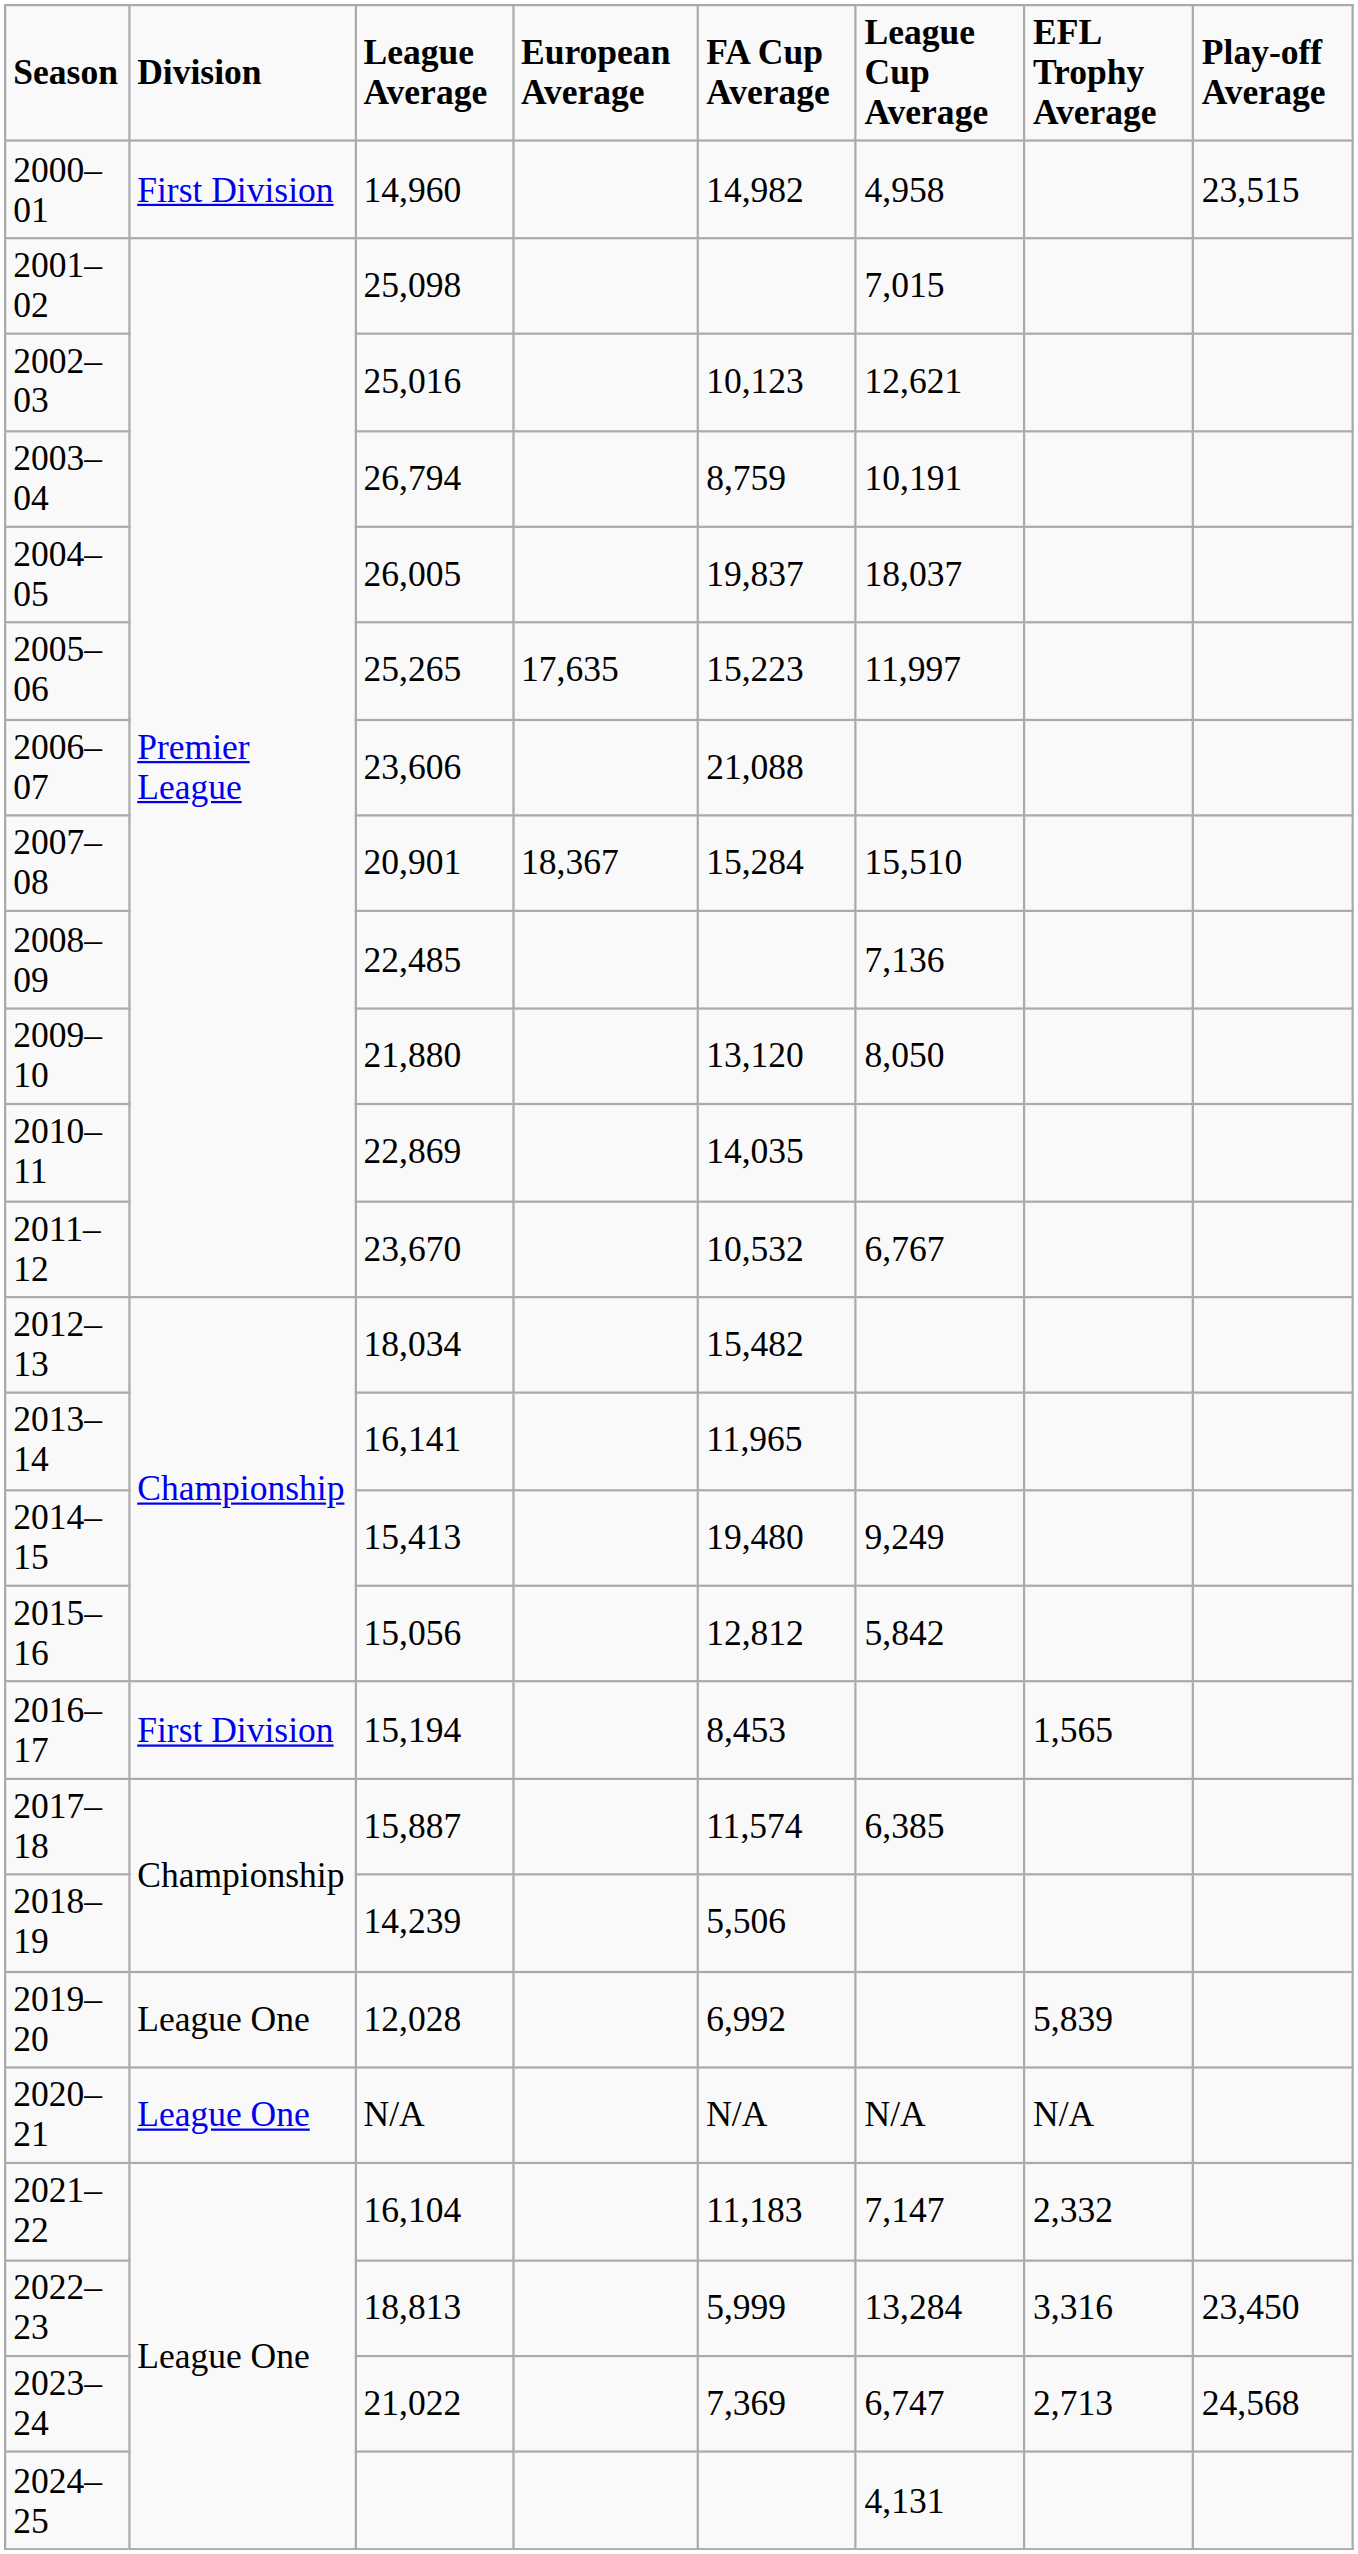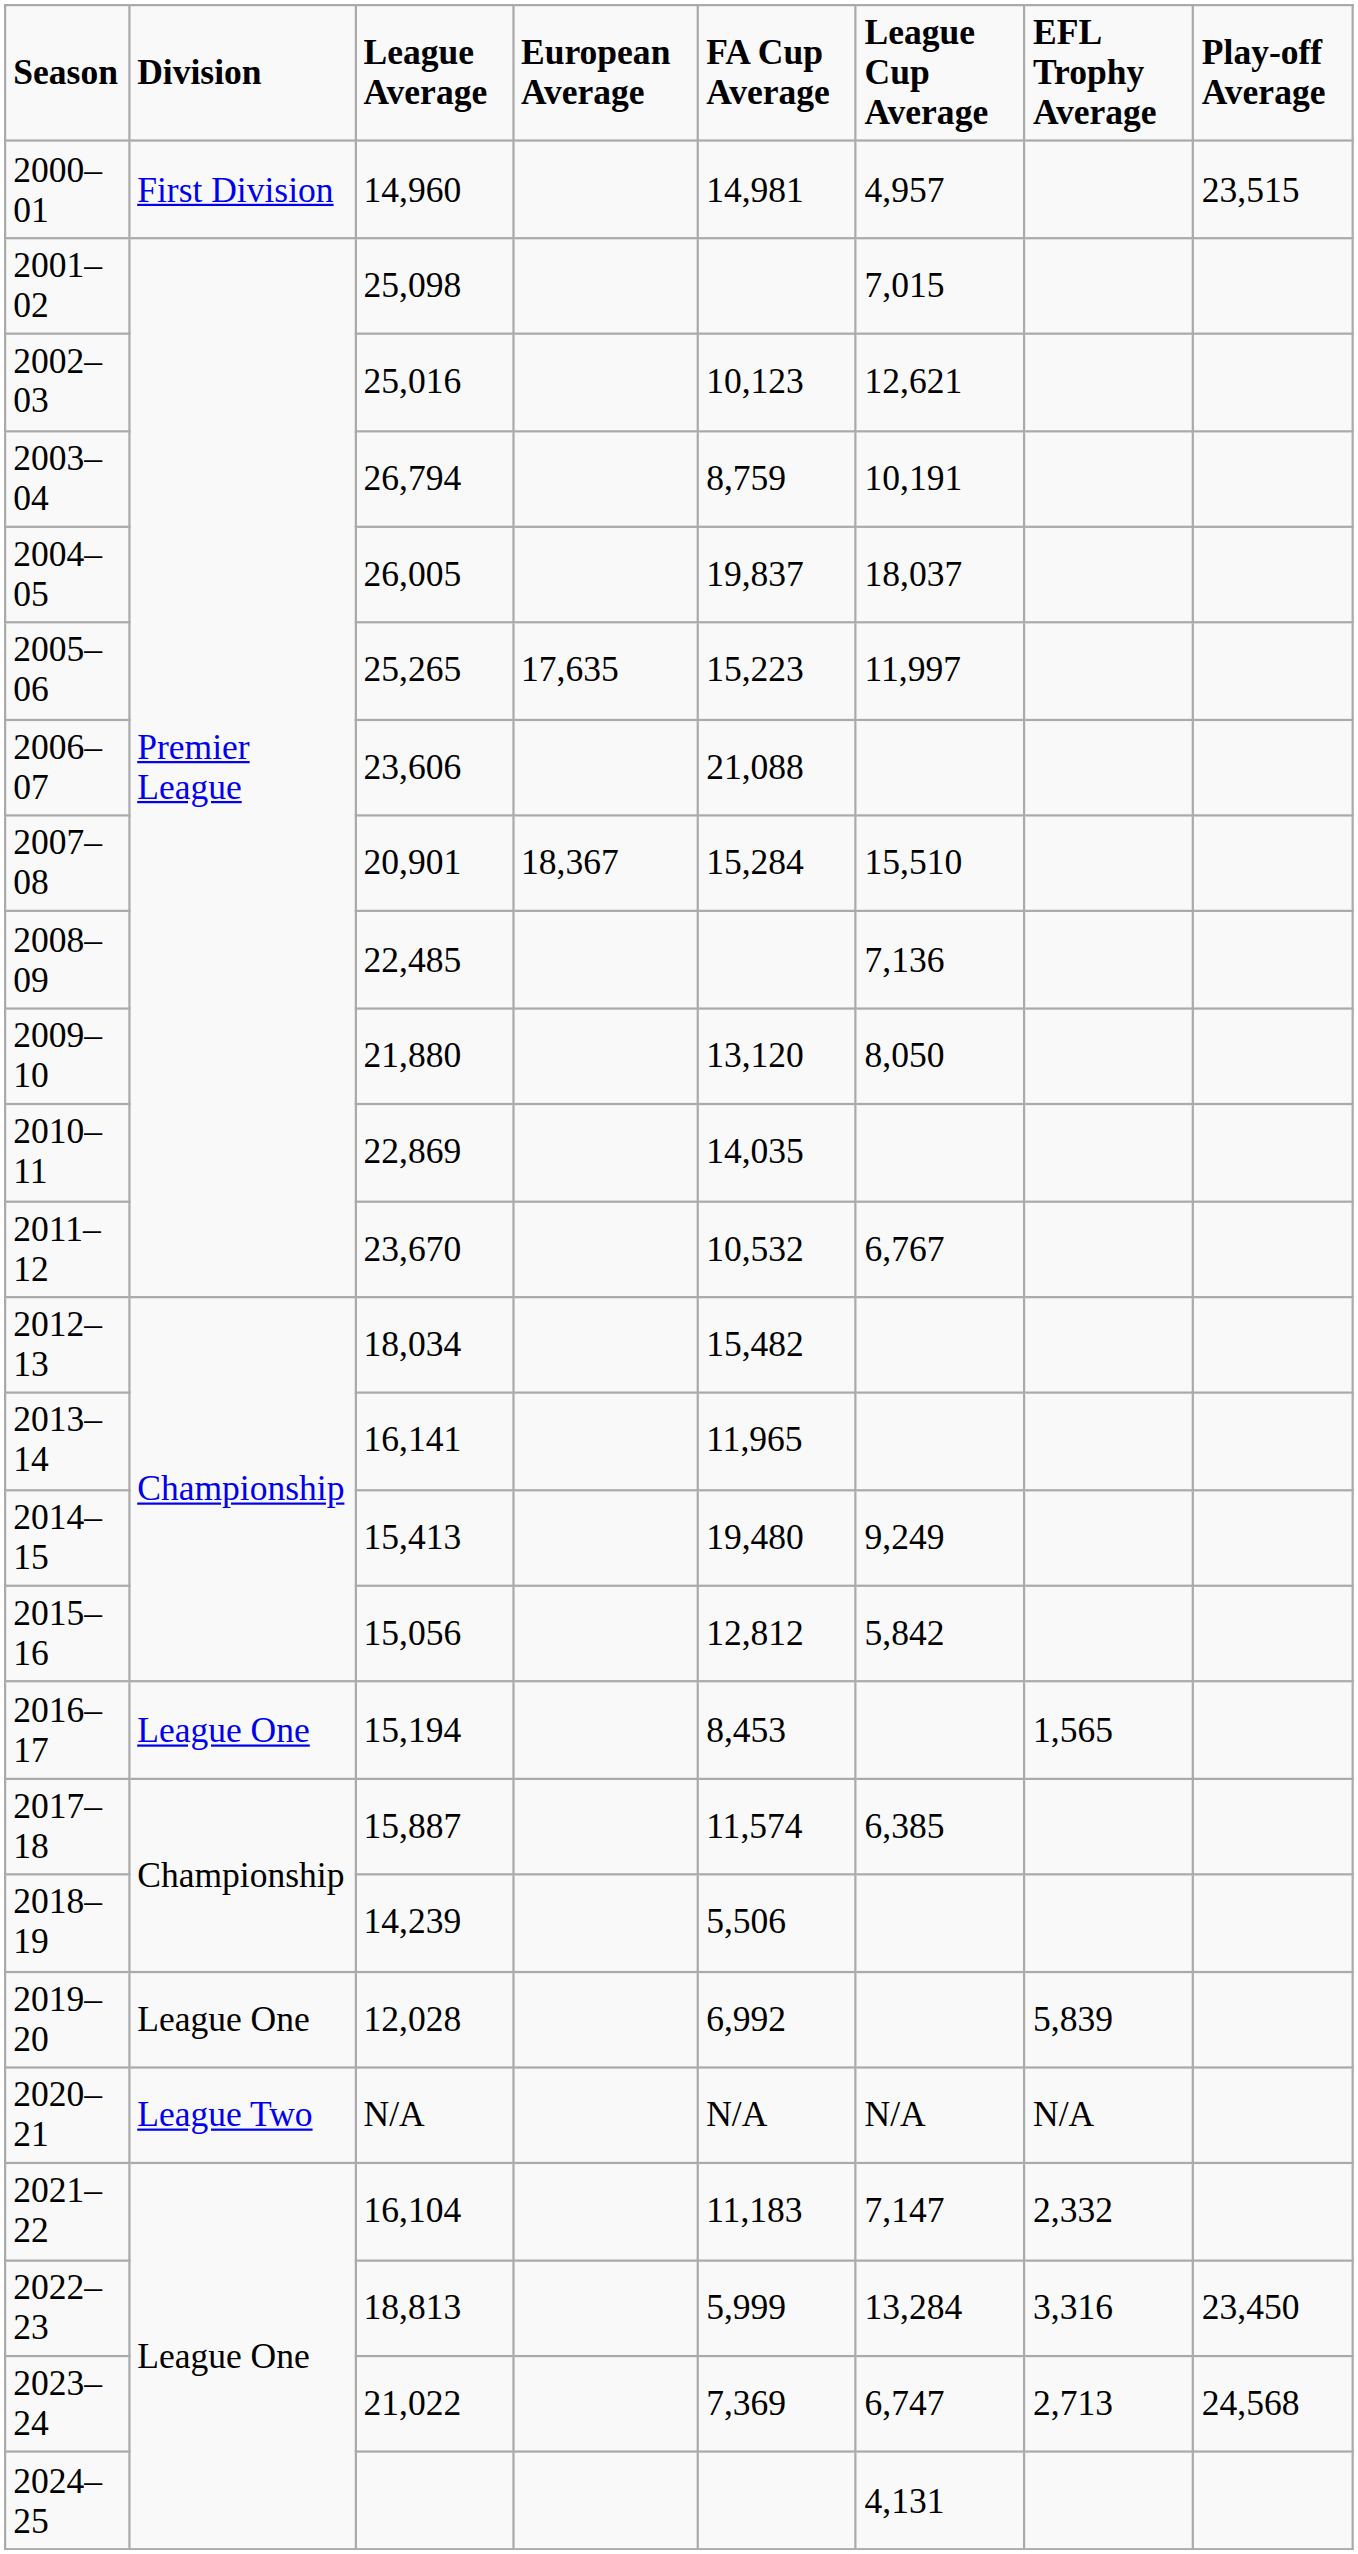(755, 188) 14,982 -> (755, 188) 14,981
(905, 188) 4,958 -> (905, 188) 4,957
(235, 1729) First Division -> (223, 1729) League One
(223, 2114) League One -> (225, 2114) League Two
